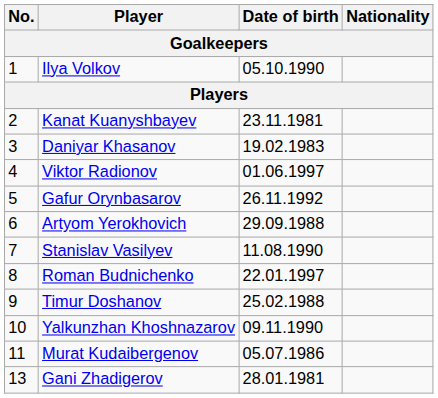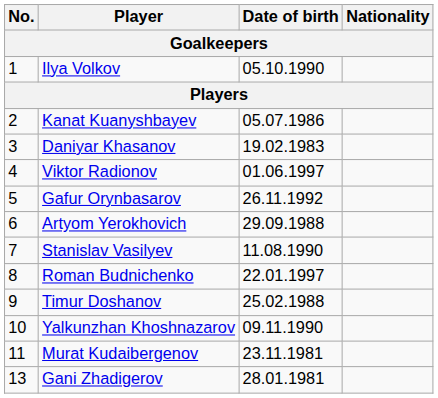(283, 120) 23.11.1981 -> (283, 120) 05.07.1986
(283, 353) 05.07.1986 -> (283, 353) 23.11.1981
